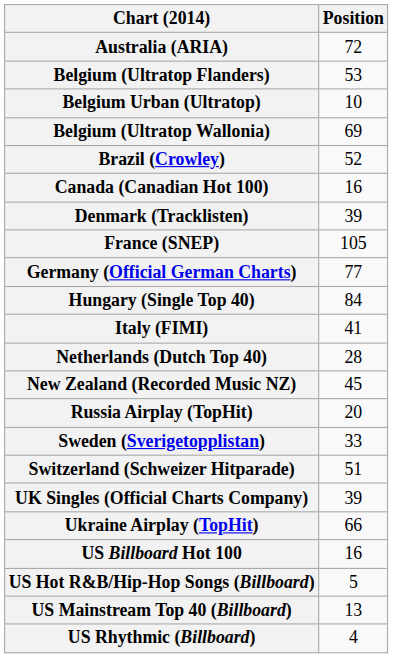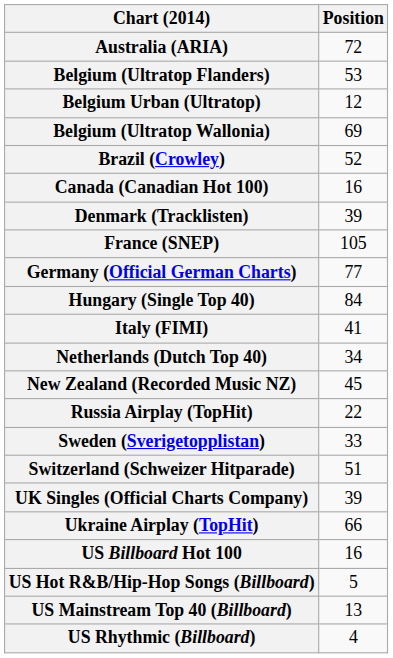(353, 103) 10 -> (353, 103) 12
(353, 356) 28 -> (353, 356) 34
(353, 412) 20 -> (353, 412) 22
